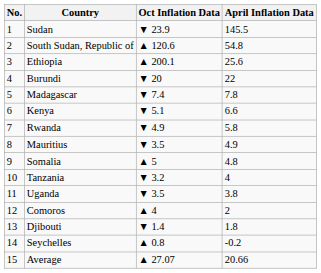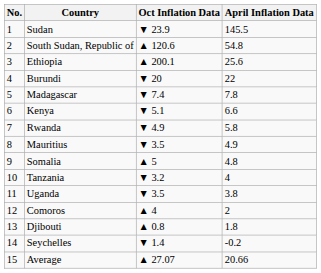(151, 227) ▼ 1.4 -> (151, 227) ▲ 0.8
(151, 243) ▲ 0.8 -> (151, 243) ▼ 1.4
